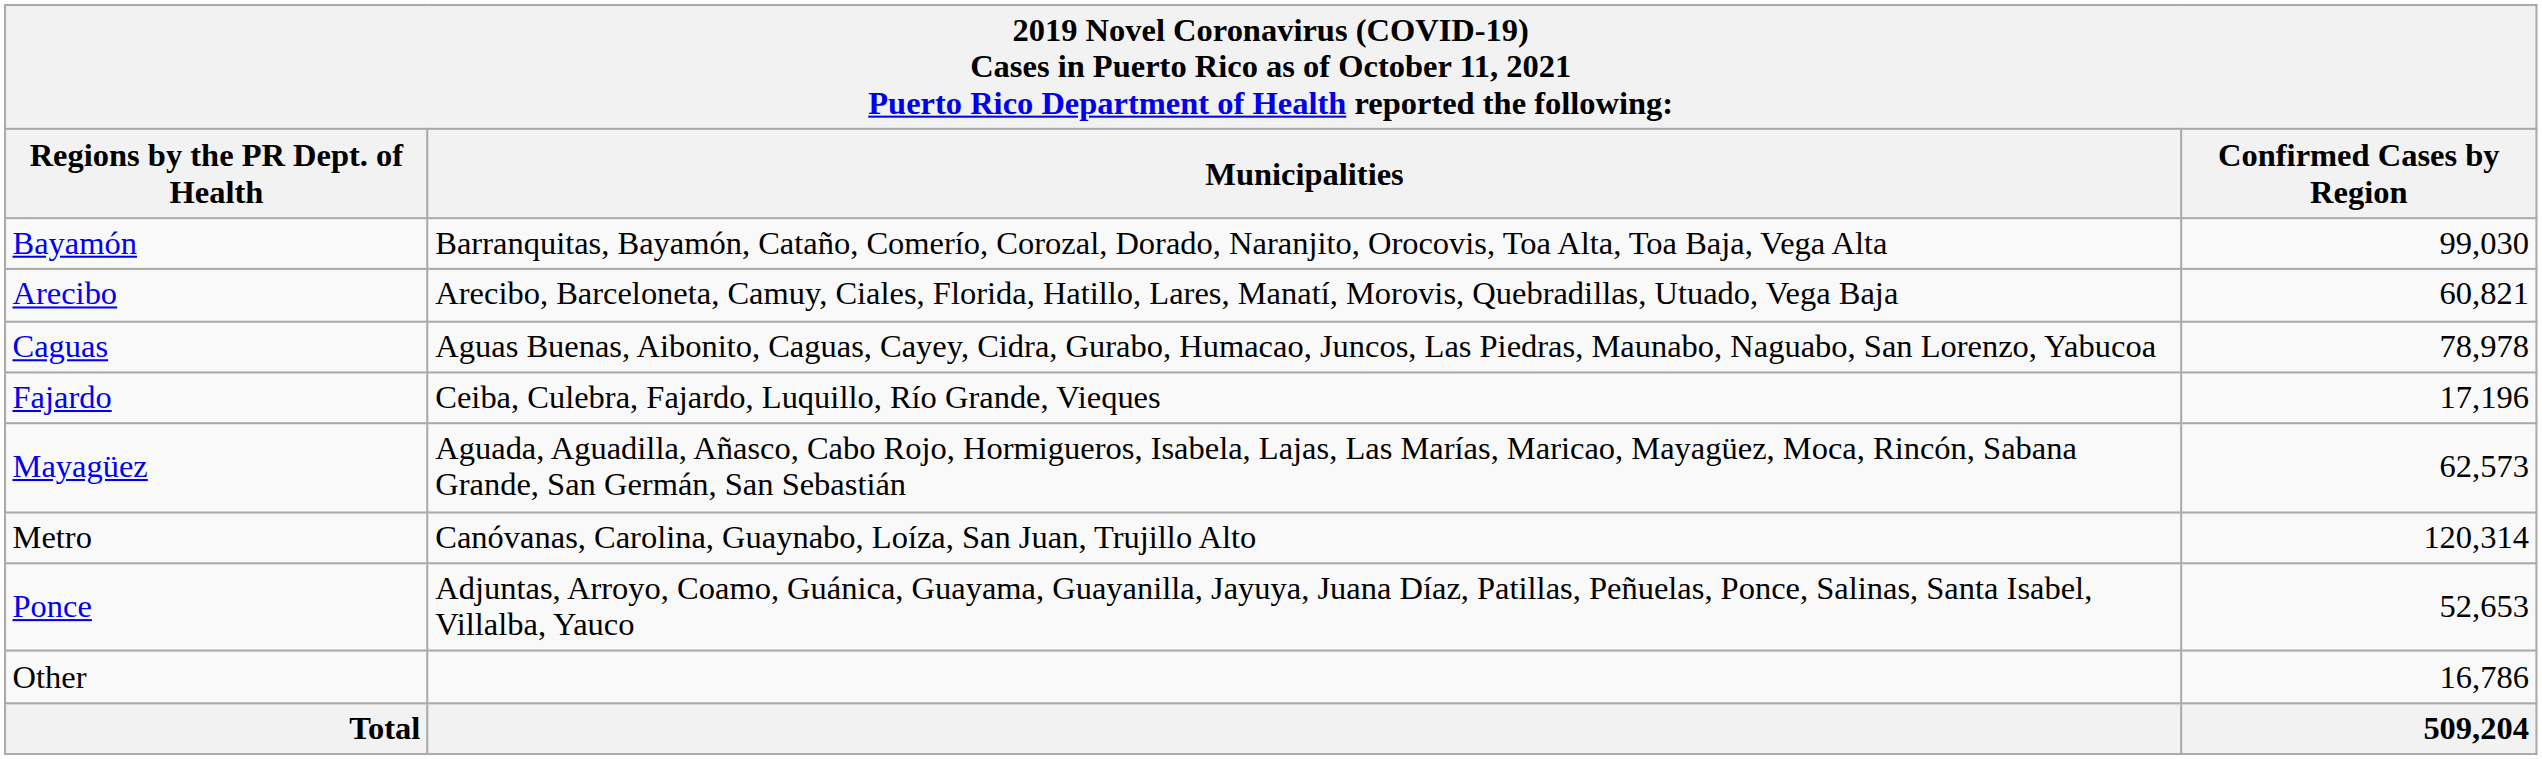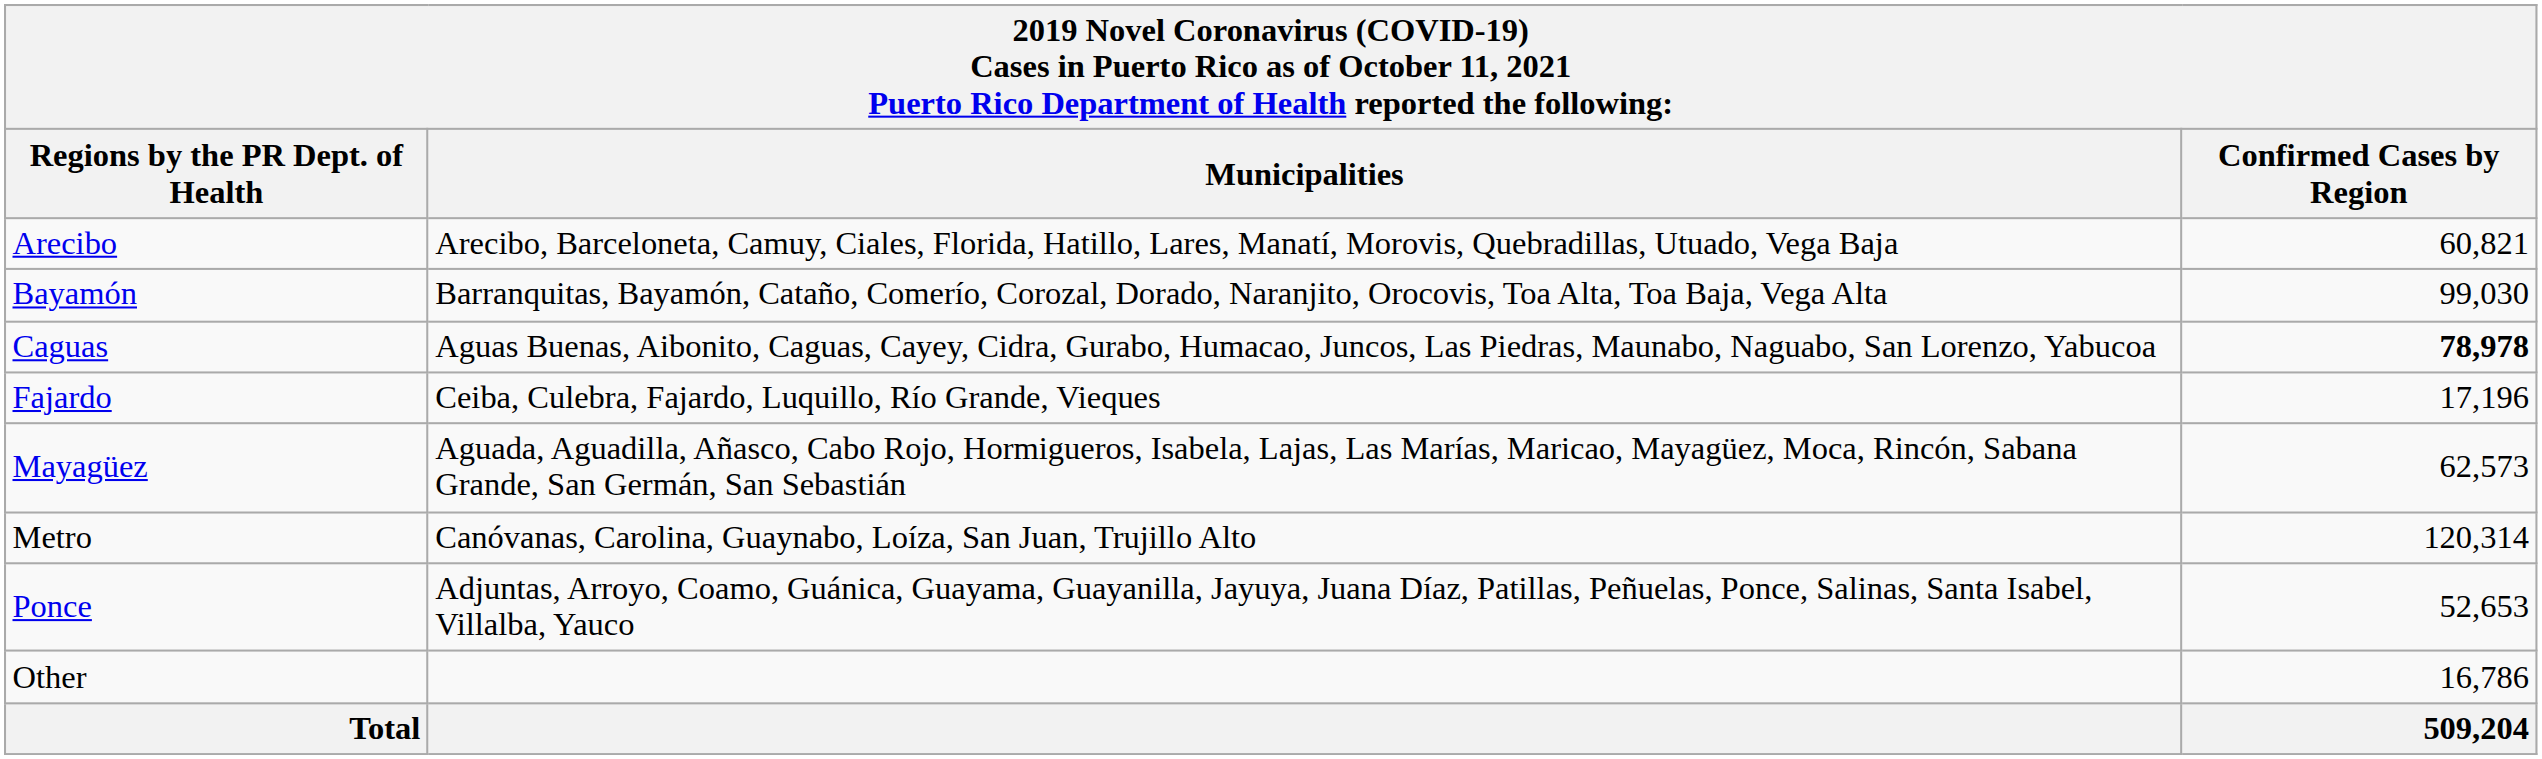rows swapped: (65, 294) <-> (75, 242)
(2484, 345) normal -> (2484, 345) bold
